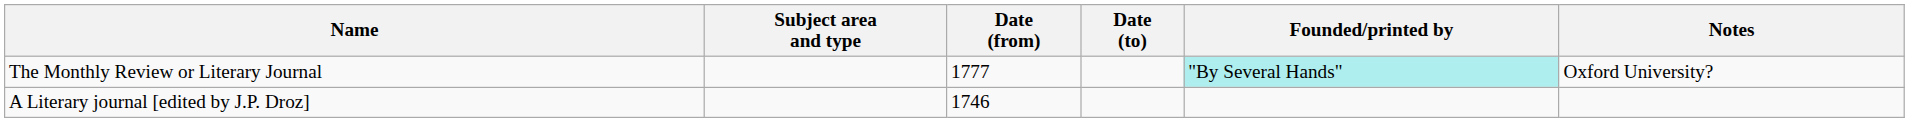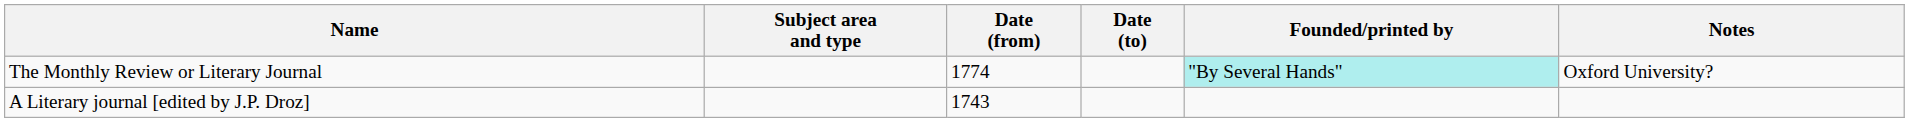(970, 71) 1777 -> (970, 71) 1774
(970, 102) 1746 -> (970, 102) 1743
